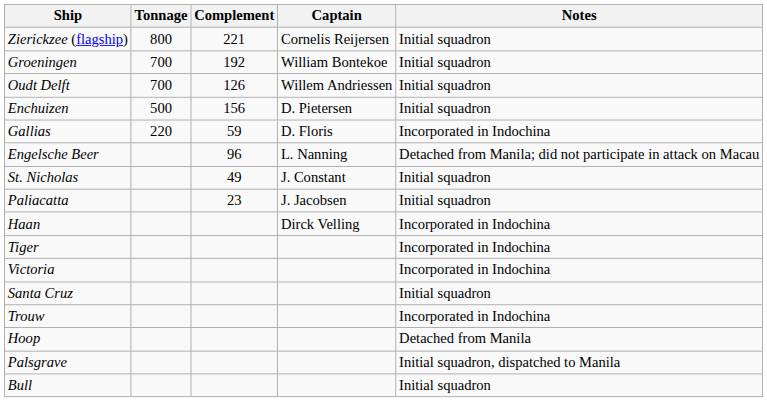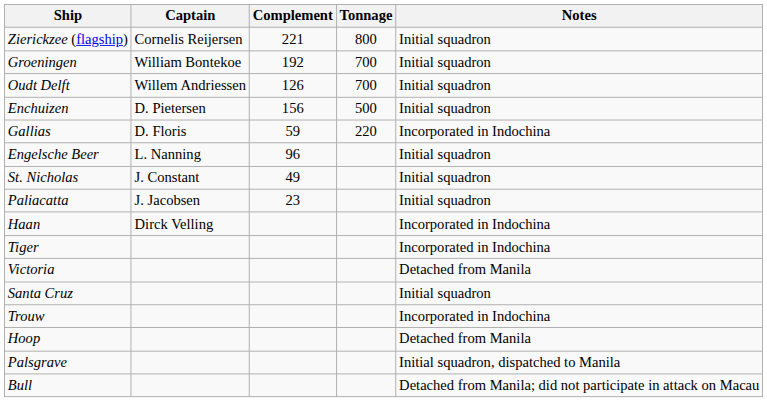columns swapped: (161, 16) <-> (337, 16)
(579, 154) Detached from Manila; did not participate in attack on Macau -> (445, 154) Initial squadron
(475, 270) Incorporated in Indochina -> (465, 270) Detached from Manila
(445, 385) Initial squadron -> (579, 385) Detached from Manila; did not participate in attack on Macau
